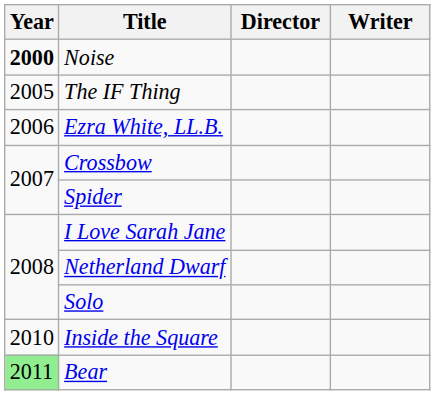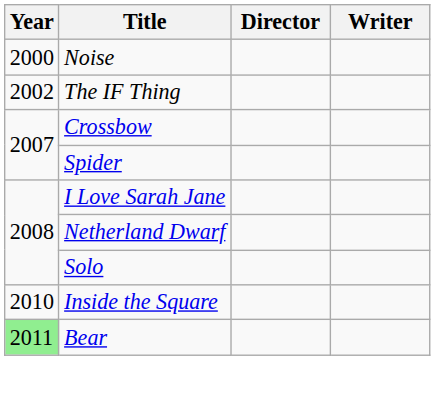(32, 57) bold -> (32, 57) normal
(32, 92) 2005 -> (32, 92) 2002
- row: (144, 127)
